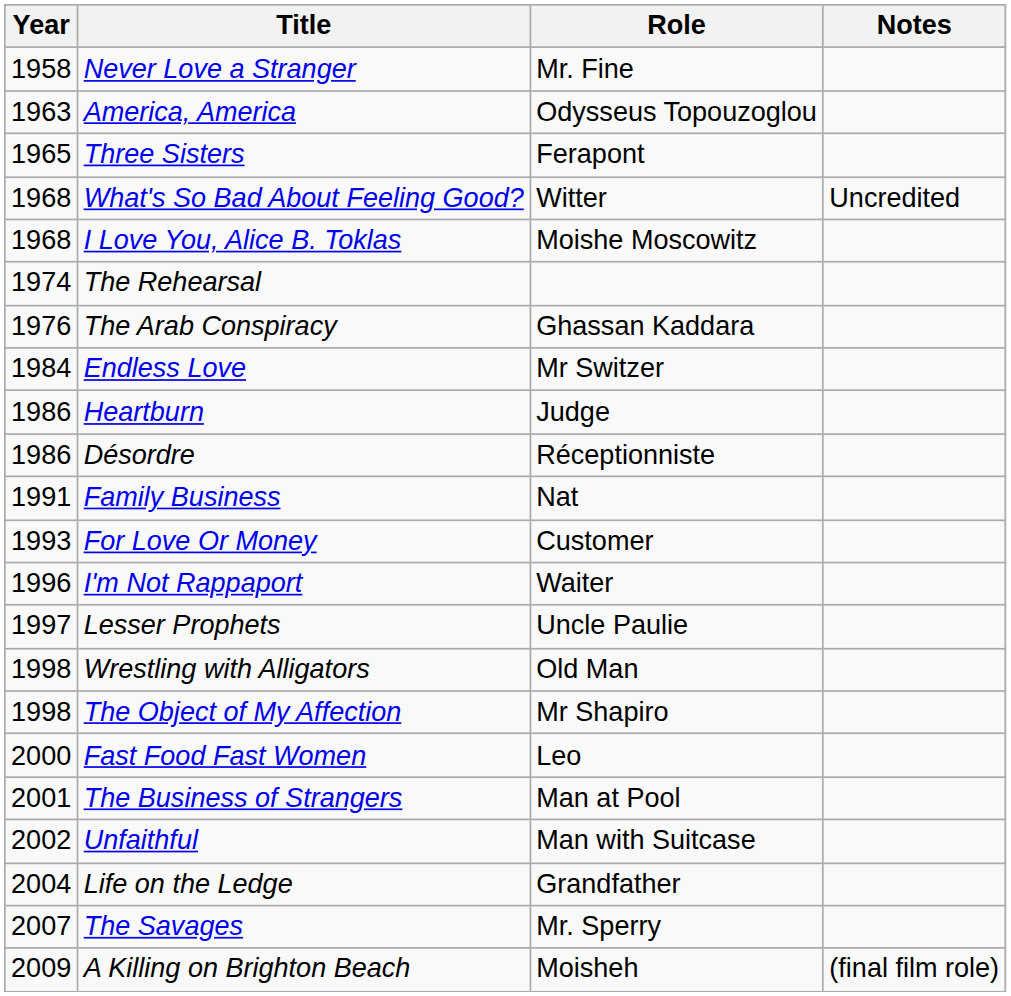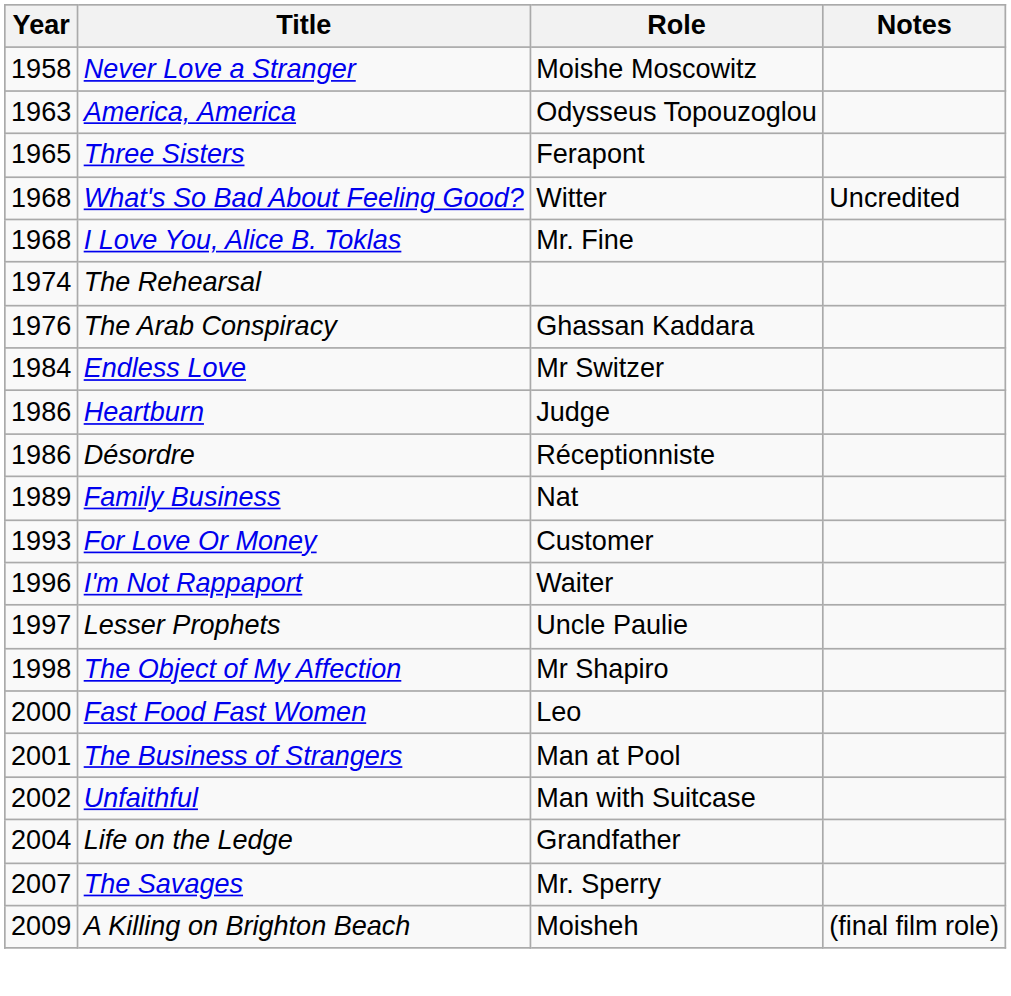(585, 68) Mr. Fine -> (647, 68) Moishe Moscowitz
(647, 240) Moishe Moscowitz -> (585, 240) Mr. Fine
(41, 497) 1991 -> (41, 497) 1989
- row: (227, 669)
